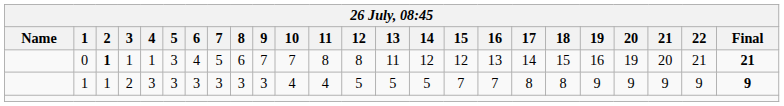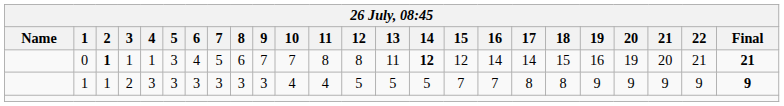(427, 60) normal -> (427, 60) bold
(495, 60) 13 -> (495, 60) 14
